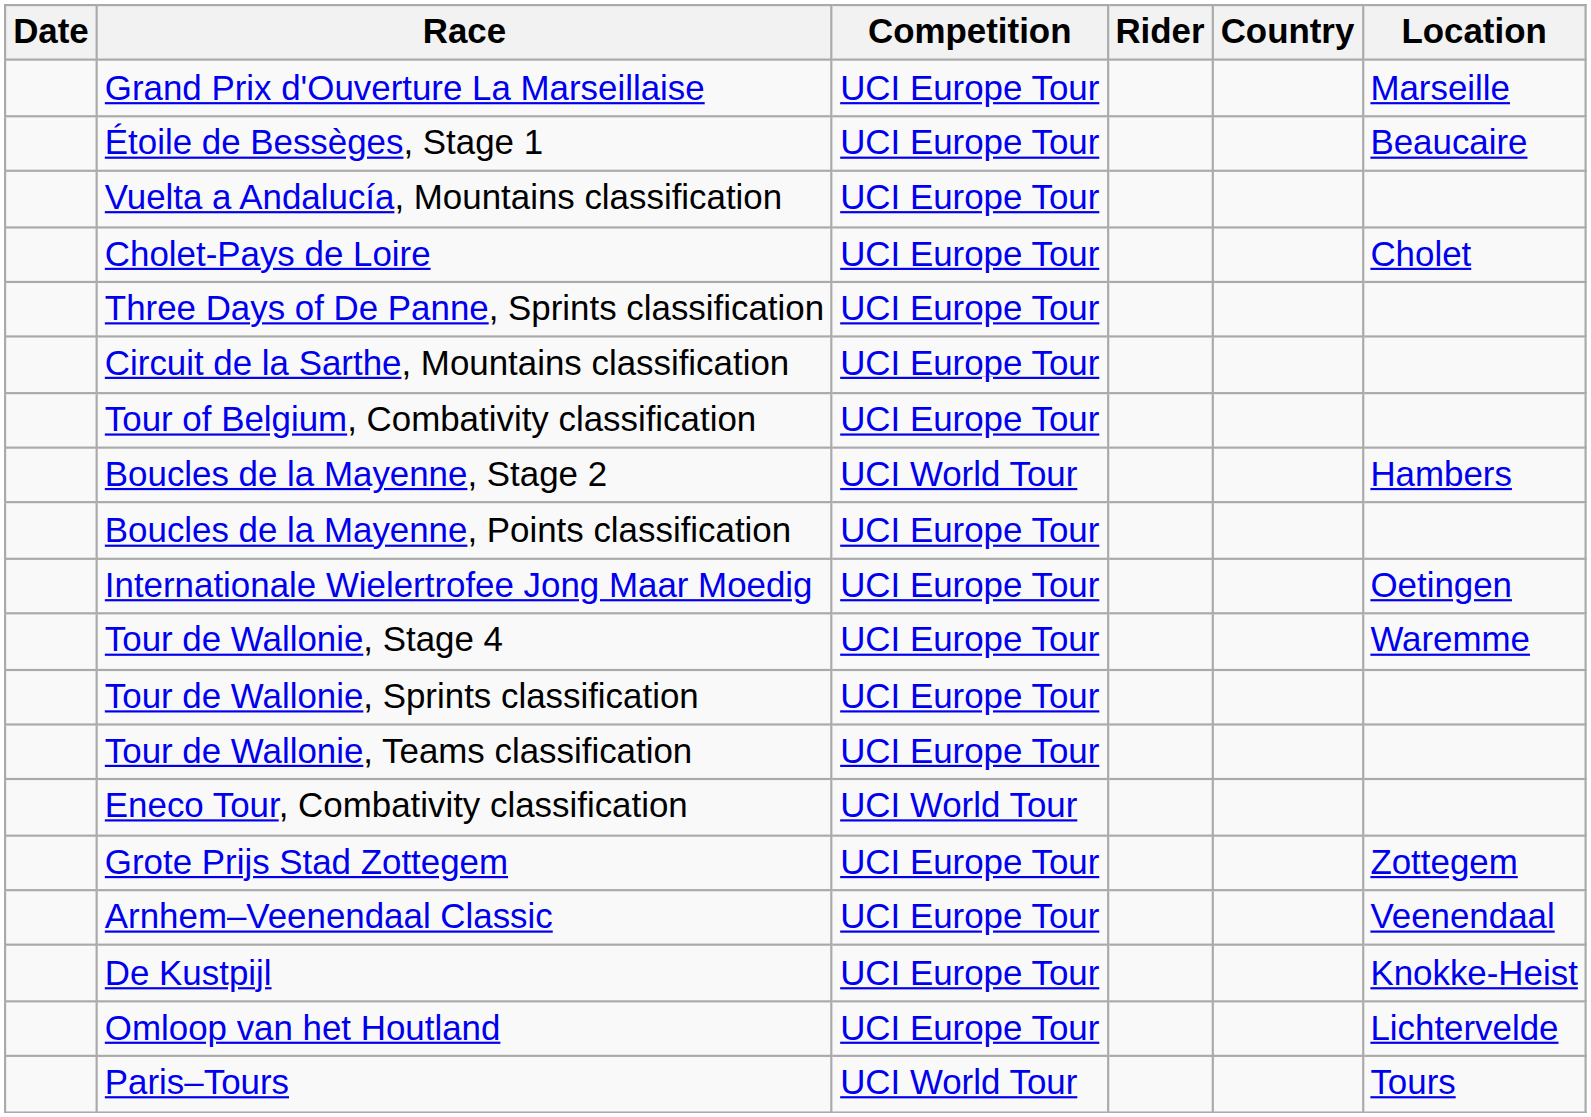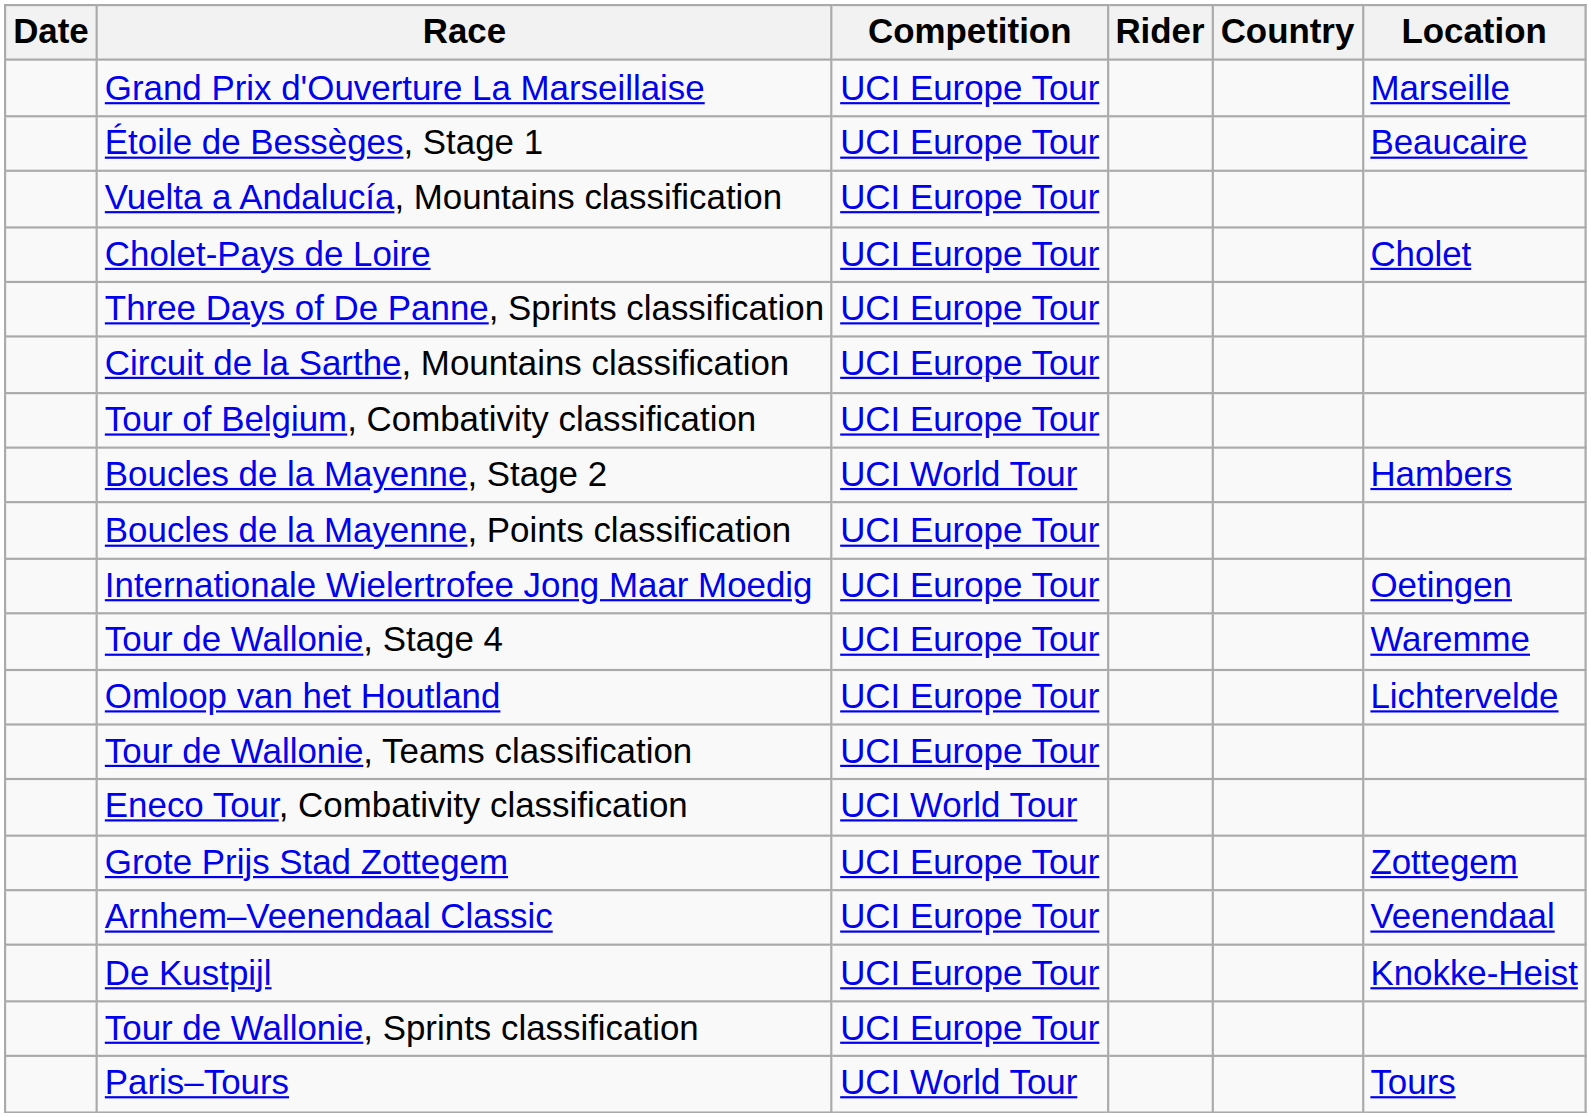rows swapped: (402, 695) <-> (303, 1027)
